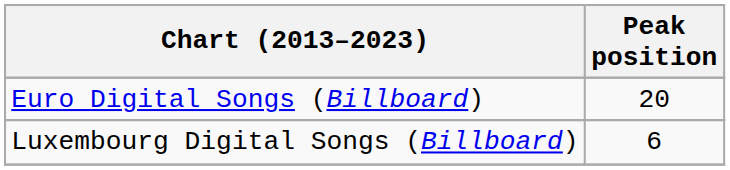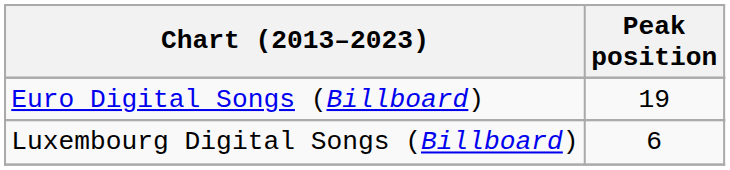(654, 100) 20 -> (654, 100) 19
